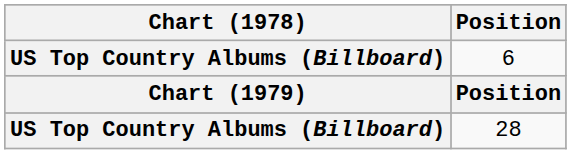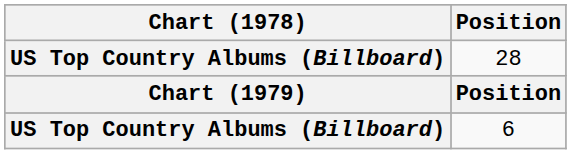rows swapped: (508, 130) <-> (508, 59)
